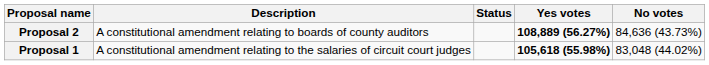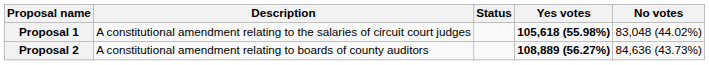rows swapped: (49, 50) <-> (49, 32)
